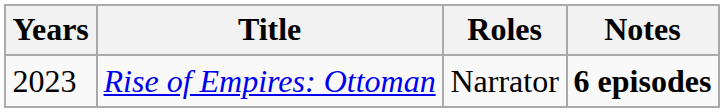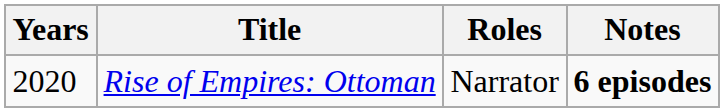(44, 80) 2023 -> (44, 80) 2020
